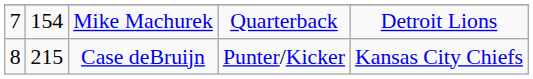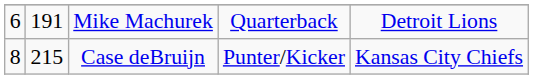(15, 21) 7 -> (15, 21) 6
(47, 21) 154 -> (47, 21) 191
